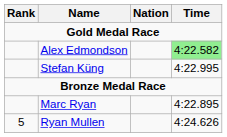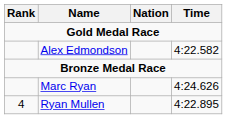(196, 50) lightgreen background -> (196, 50) no background
- row: (72, 68)
(196, 104) 4:22.895 -> (196, 86) 4:24.626
(21, 123) 5 -> (21, 104) 4
(196, 123) 4:24.626 -> (196, 104) 4:22.895
